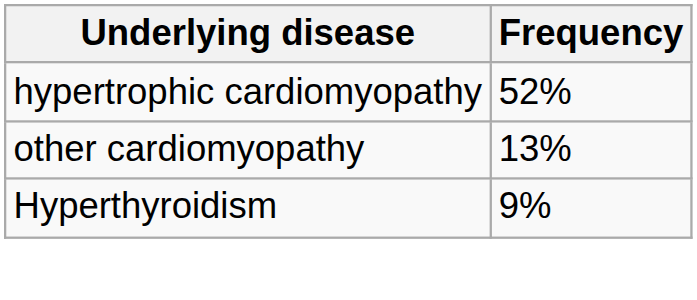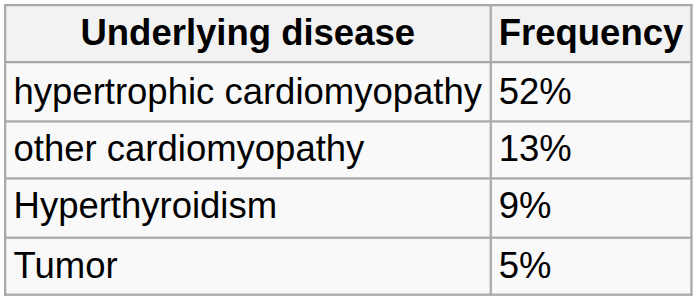+ row: (66, 264)
